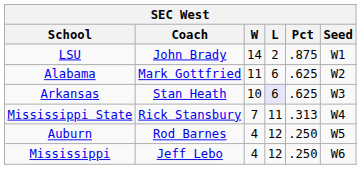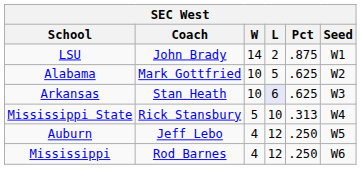(254, 74) 11 -> (254, 74) 10
(275, 74) 6 -> (275, 74) 5
(254, 114) 7 -> (254, 114) 5
(275, 114) 11 -> (275, 114) 10
(190, 134) Rod Barnes -> (190, 134) Jeff Lebo
(190, 154) Jeff Lebo -> (190, 154) Rod Barnes
